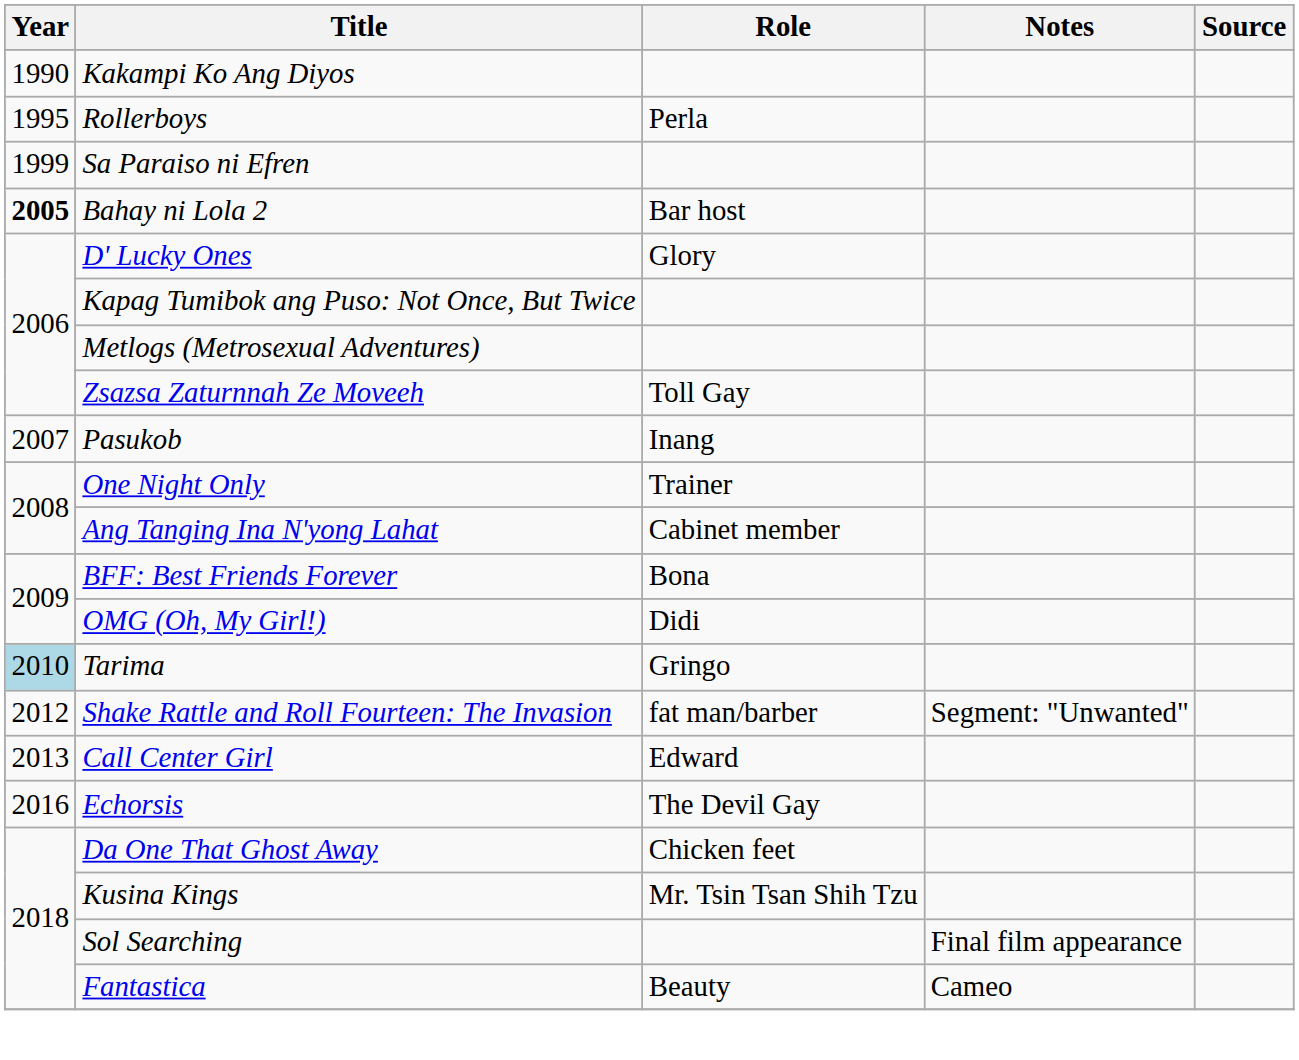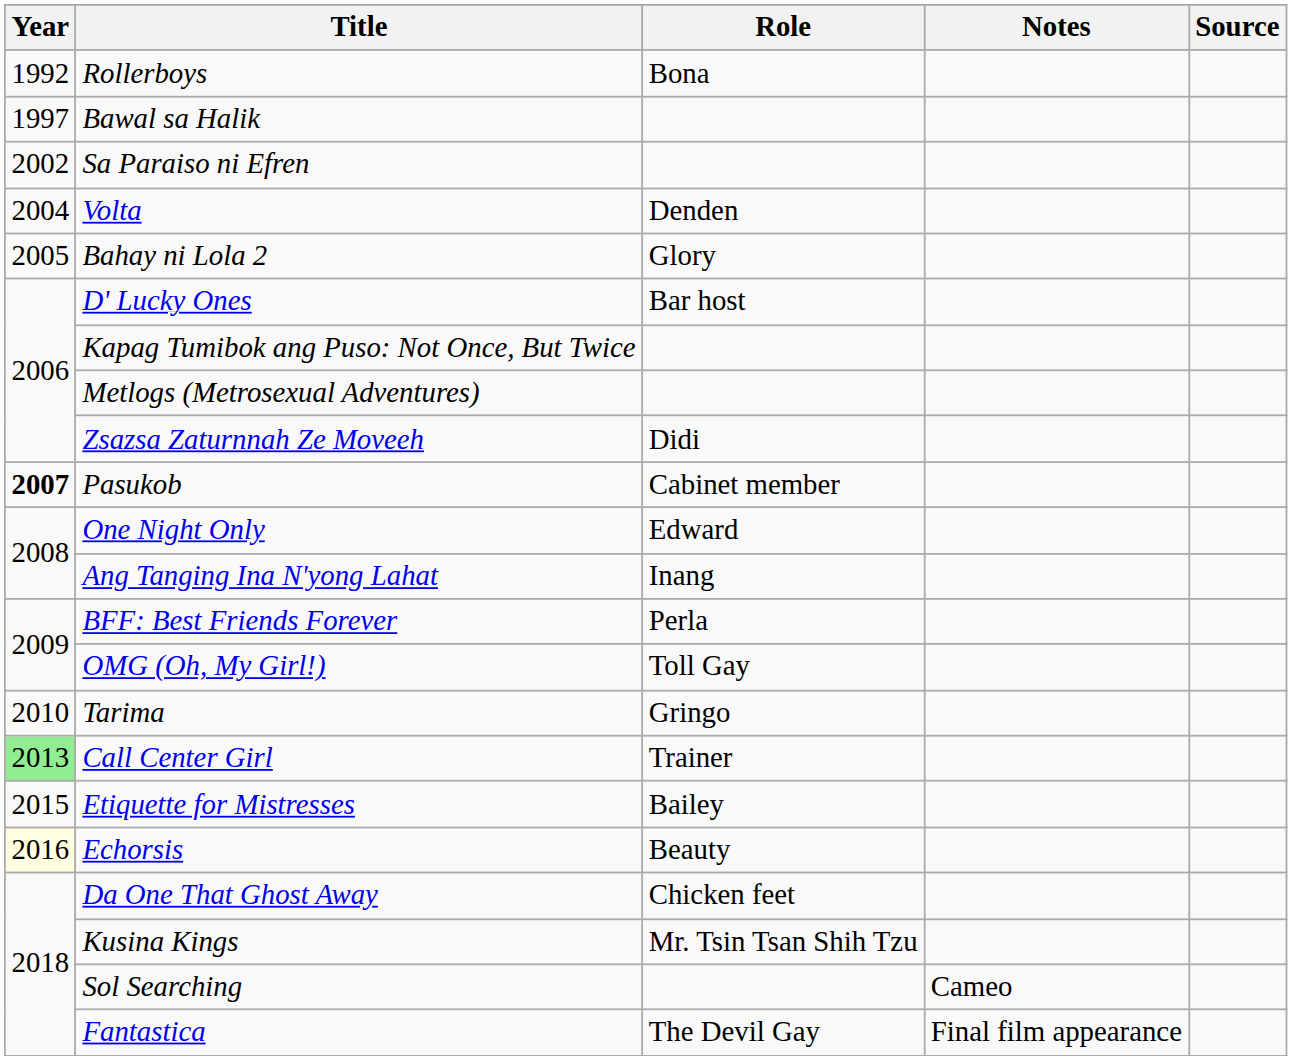- row: (219, 73)
(40, 118) 1995 -> (40, 73) 1992
(678, 118) Perla -> (679, 73) Bona
+ row: (171, 118)
(40, 164) 1999 -> (40, 164) 2002
+ row: (112, 210)
(40, 210) bold -> (40, 255) normal
(697, 210) Bar host -> (682, 255) Glory
(682, 255) Glory -> (697, 301) Bar host
(699, 392) Toll Gay -> (674, 438) Didi
(40, 438) normal -> (40, 484) bold
(682, 438) Inang -> (744, 484) Cabinet member
(691, 484) Trainer -> (694, 529) Edward
(744, 529) Cabinet member -> (682, 575) Inang
(679, 575) Bona -> (678, 621) Perla
(674, 621) Didi -> (699, 666) Toll Gay
(40, 666) lightblue background -> (40, 712) no background
- row: (347, 712)
(40, 758) no background -> (40, 758) lightgreen background
(694, 758) Edward -> (691, 758) Trainer
+ row: (219, 803)
(40, 803) no background -> (40, 849) lightyellow background
(734, 803) The Devil Gay -> (690, 849) Beauty
(1056, 940) Final film appearance -> (972, 986) Cameo
(690, 986) Beauty -> (734, 1032) The Devil Gay
(972, 986) Cameo -> (1056, 1032) Final film appearance
